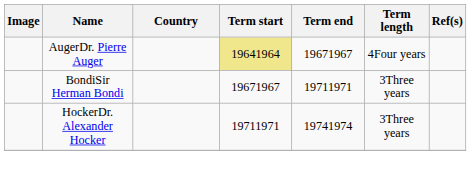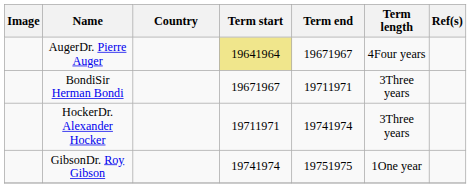+ row: (88, 166)
